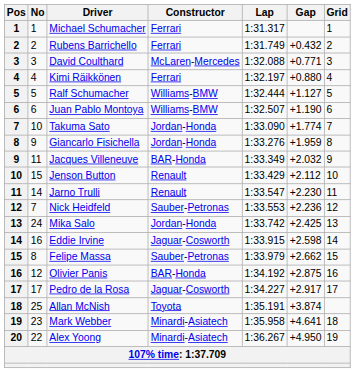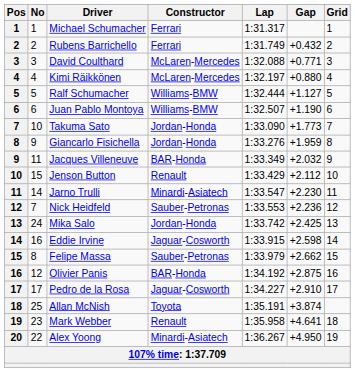(166, 77) Ferrari -> (195, 77) McLaren-Mercedes
(306, 126) +1.774 -> (306, 126) +1.773
(169, 191) Renault -> (189, 191) Minardi-Asiatech
(306, 289) +2.917 -> (306, 289) +2.910
(189, 322) Minardi-Asiatech -> (169, 322) Renault
